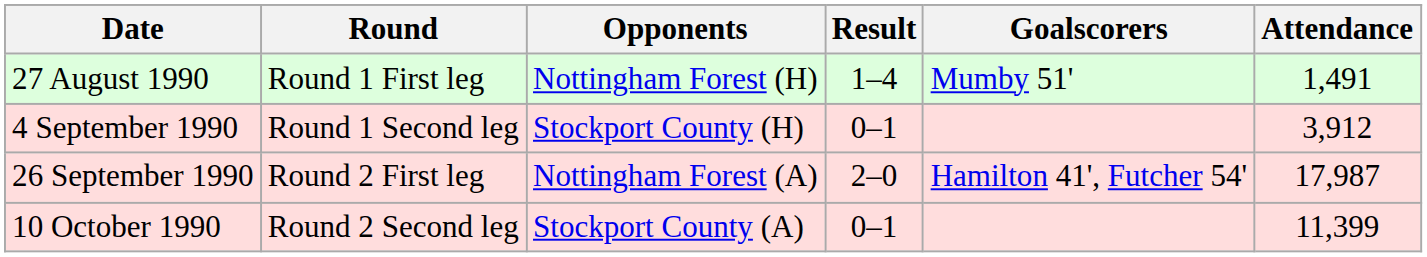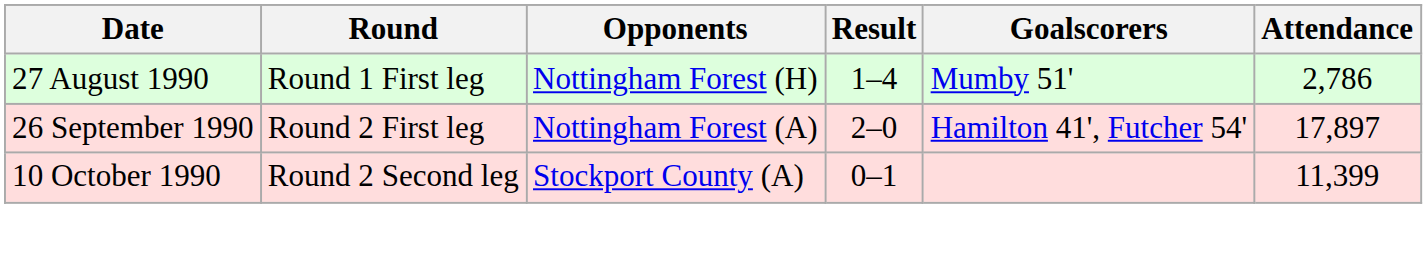(1337, 78) 1,491 -> (1337, 78) 2,786
- row: (125, 127)
(1337, 176) 17,987 -> (1337, 127) 17,897
